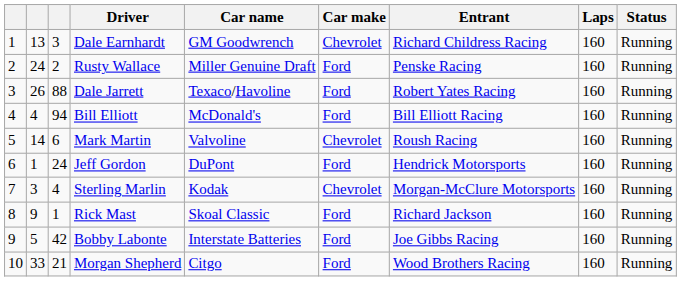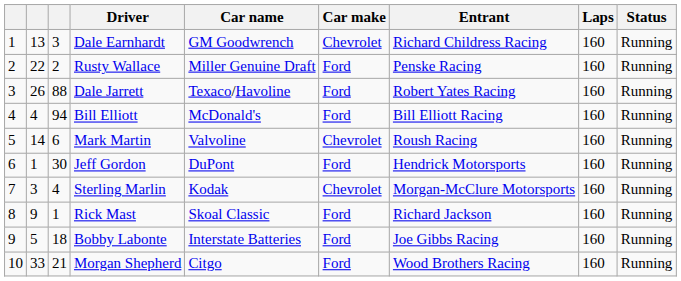(37, 66) 24 -> (37, 66) 22
(59, 165) 24 -> (59, 165) 30
(59, 239) 42 -> (59, 239) 18
